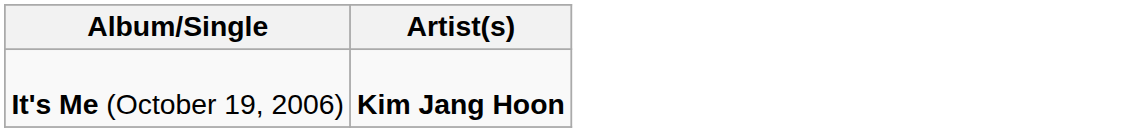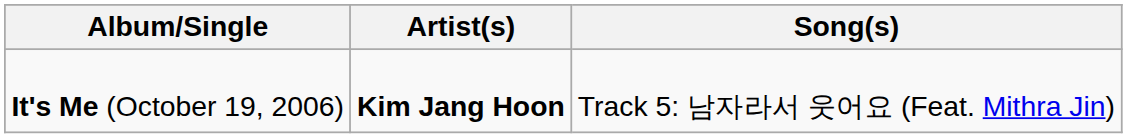+ column: (846, 26)
